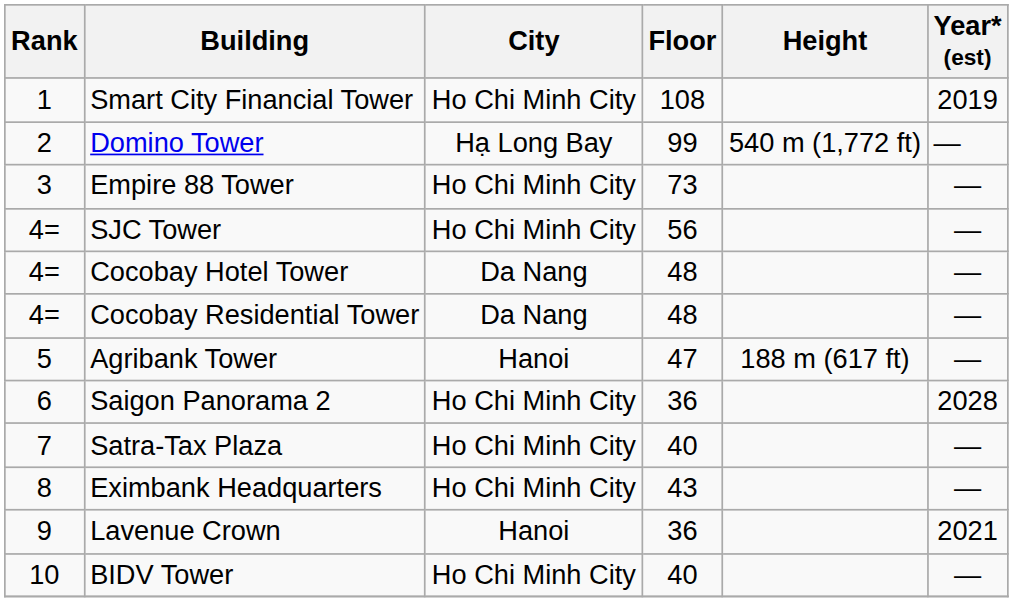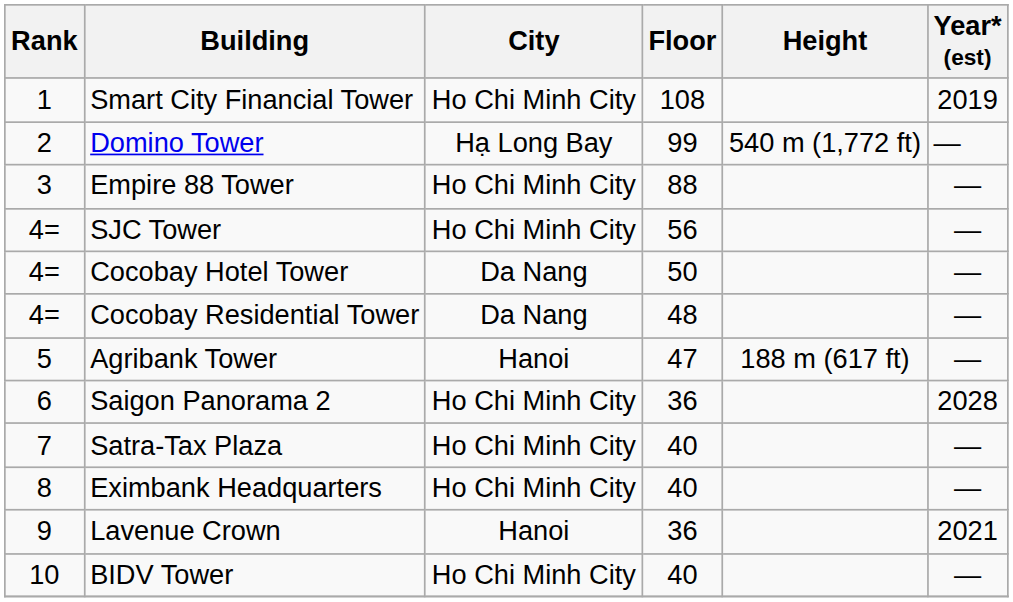(682, 186) 73 -> (682, 186) 88
(682, 272) 48 -> (682, 272) 50
(682, 488) 43 -> (682, 488) 40
